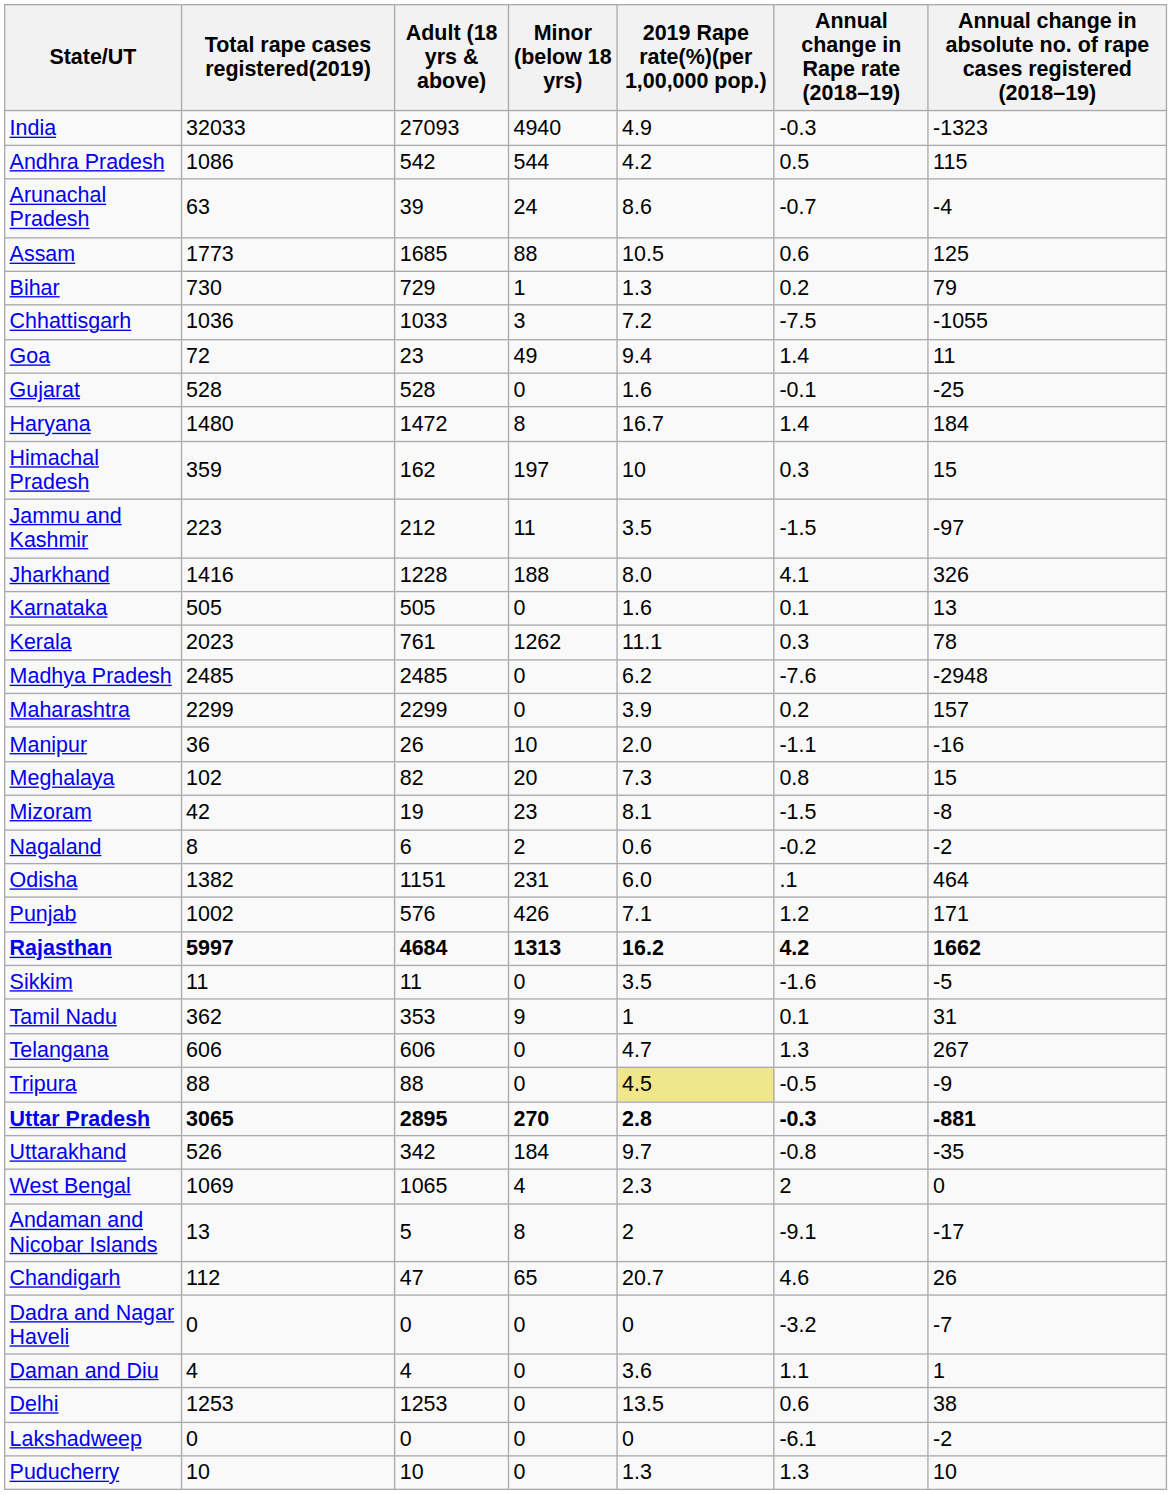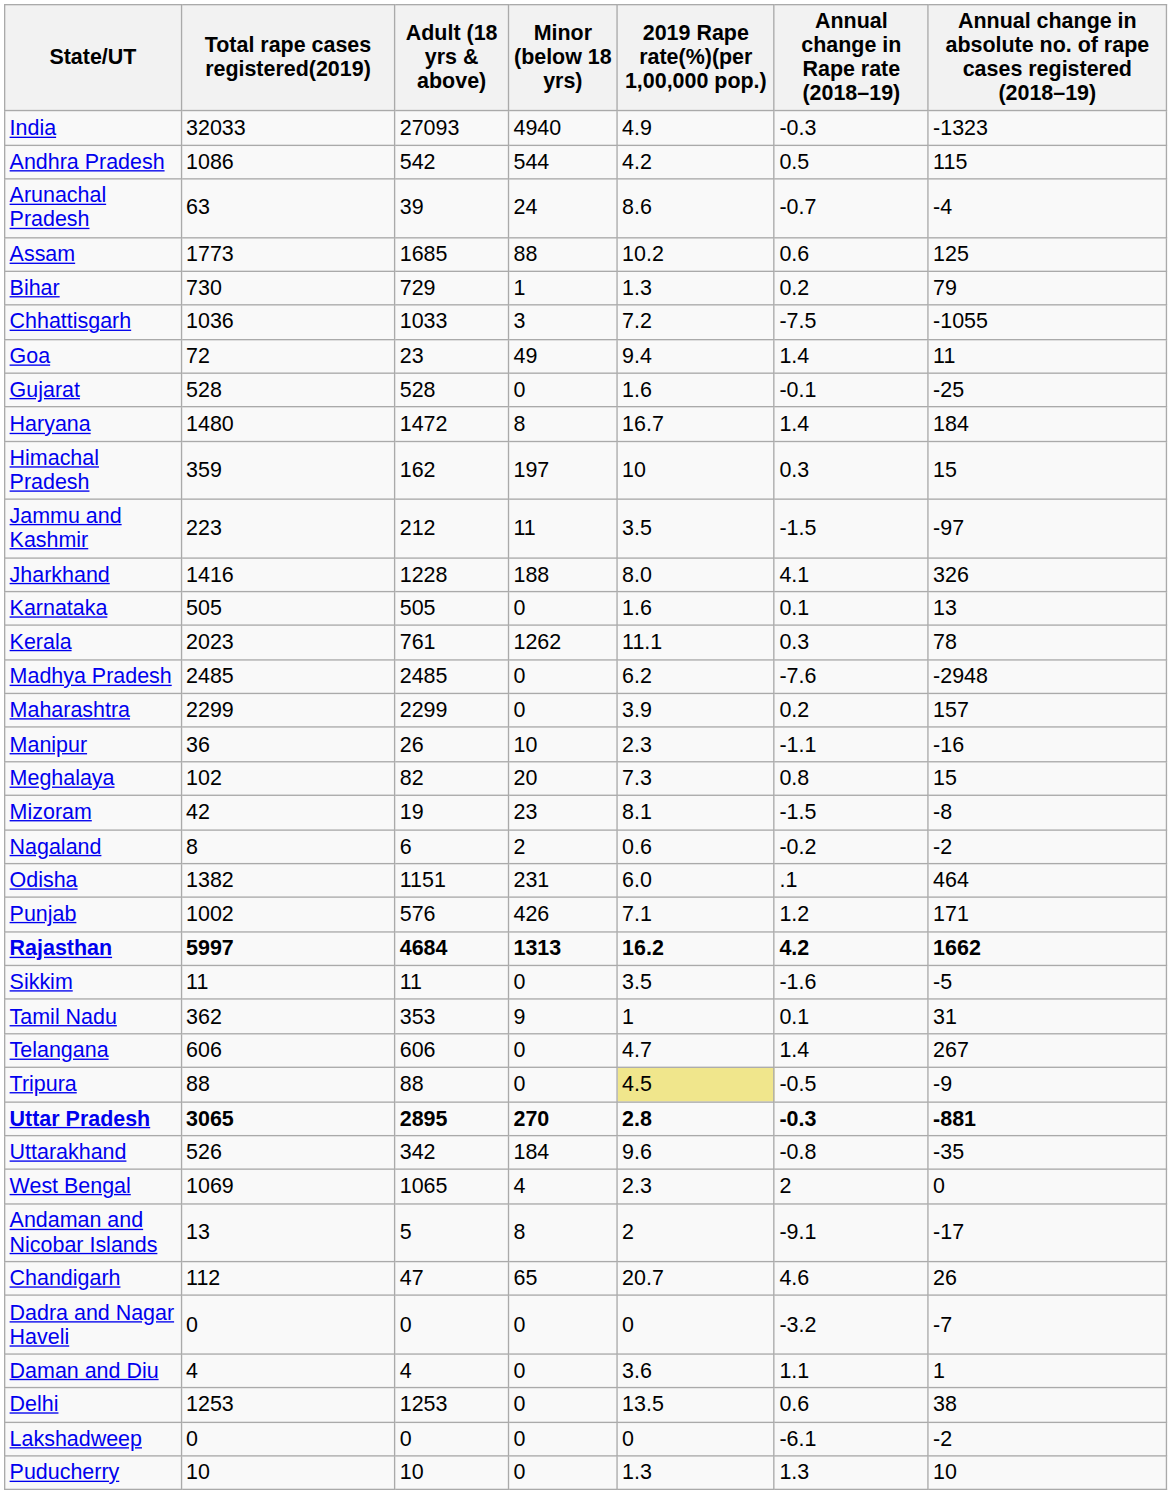(643, 253) 10.5 -> (643, 253) 10.2
(637, 744) 2.0 -> (637, 744) 2.3
(794, 1050) 1.3 -> (794, 1050) 1.4
(637, 1152) 9.7 -> (637, 1152) 9.6
